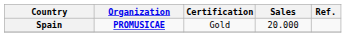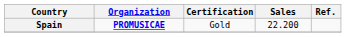(283, 25) 20.000 -> (283, 25) 22.200
